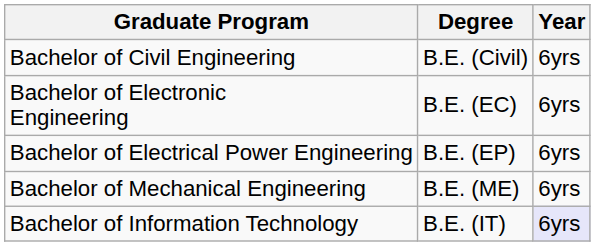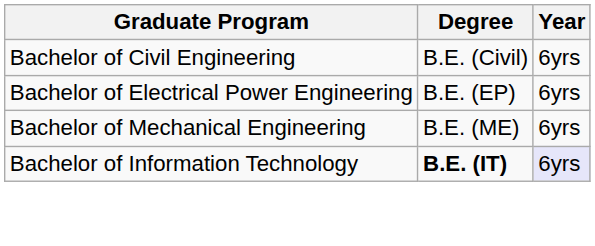- row: (118, 105)
(464, 223) normal -> (465, 163) bold
